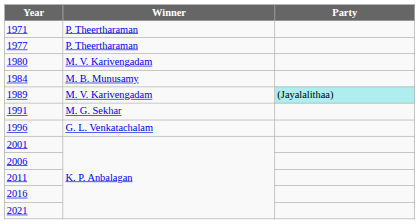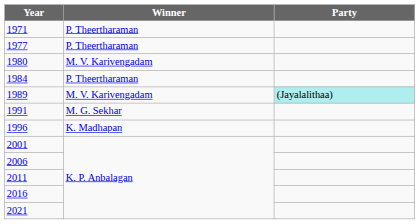(102, 78) M. B. Munusamy -> (102, 78) P. Theertharaman
(109, 128) G. L. Venkatachalam -> (94, 128) K. Madhapan
